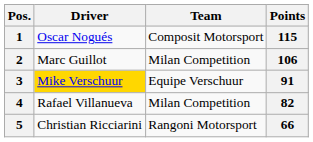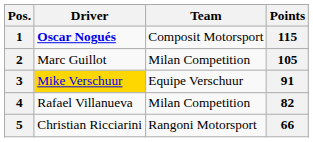(75, 37) normal -> (77, 37) bold
(287, 59) 106 -> (287, 59) 105
